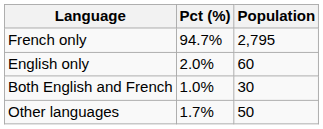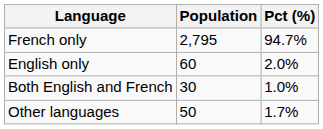columns swapped: (276, 16) <-> (205, 16)
